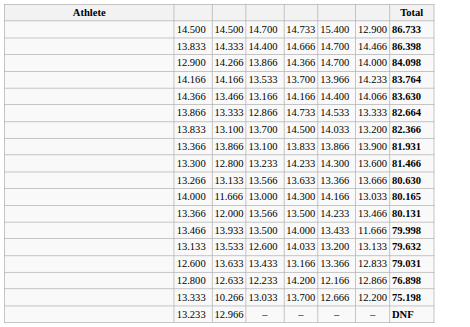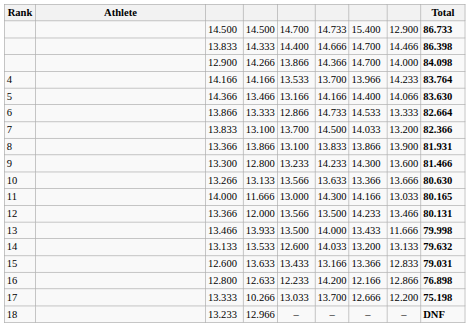+ column: (20, 12)
